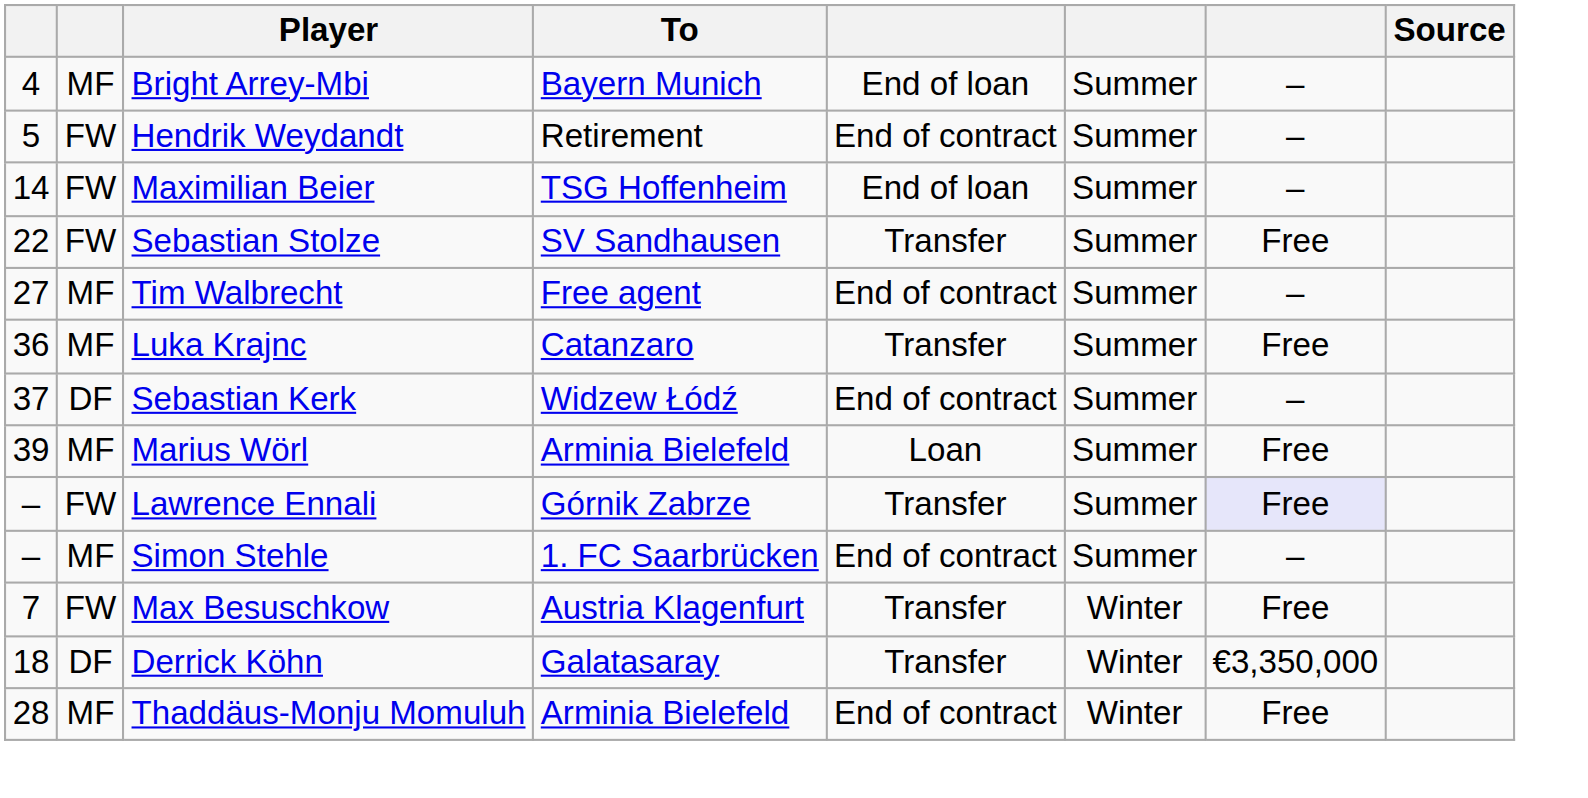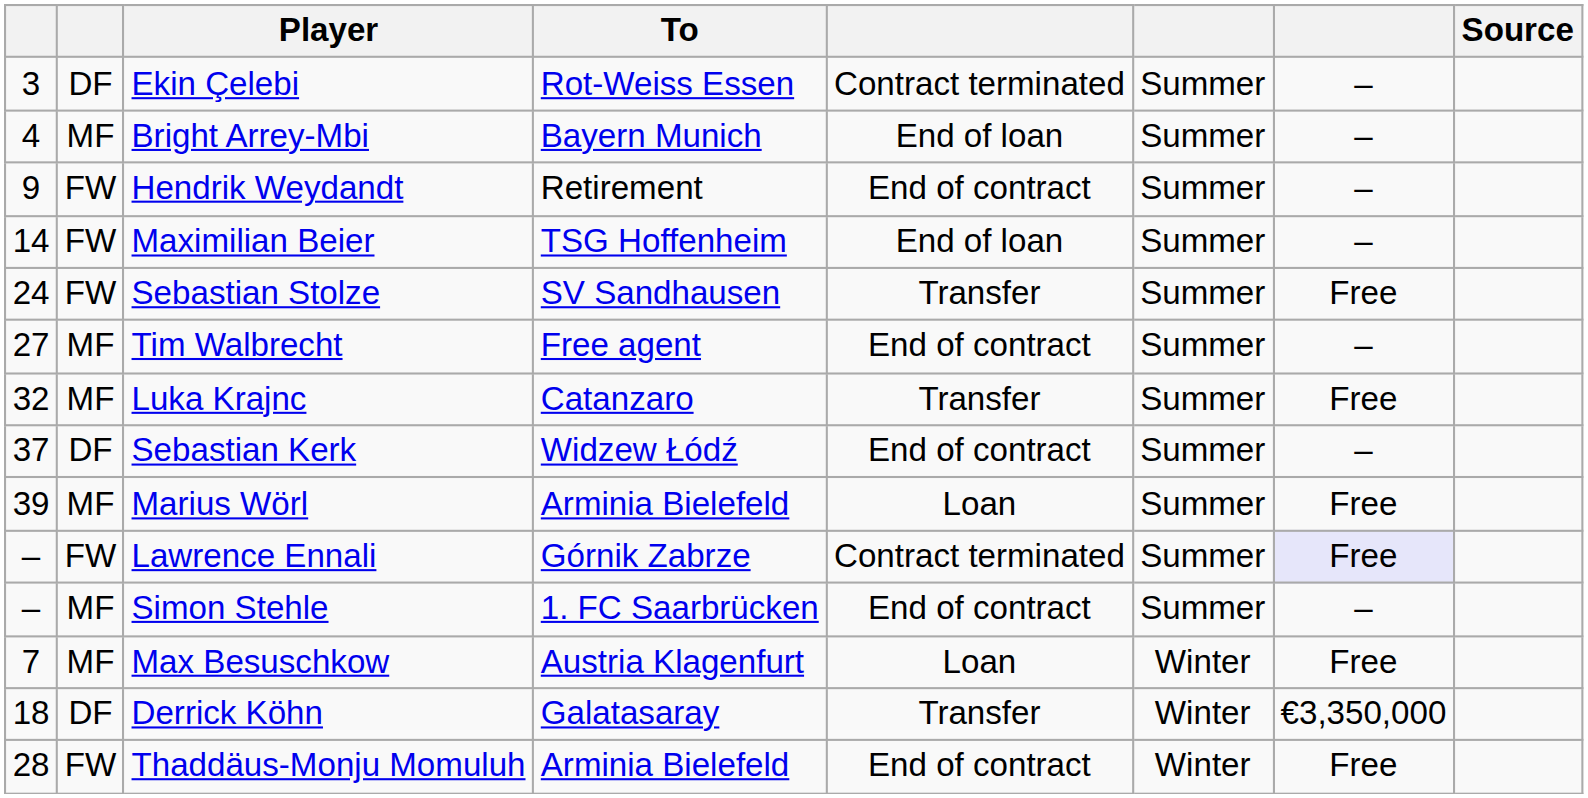+ row: (215, 83)
(31, 135) 5 -> (31, 188) 9
(31, 240) 22 -> (31, 293) 24
(31, 345) 36 -> (31, 398) 32
(945, 503) Transfer -> (979, 556) Contract terminated
(91, 608) FW -> (91, 661) MF
(945, 608) Transfer -> (979, 661) Loan
(91, 713) MF -> (91, 766) FW
